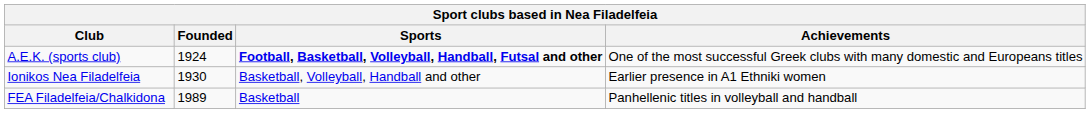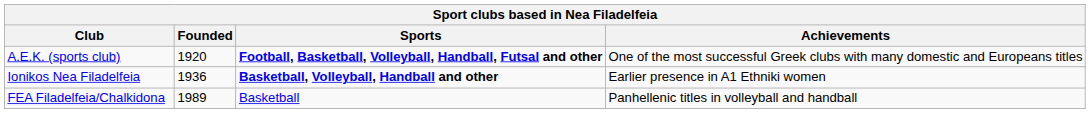(192, 56) 1924 -> (192, 56) 1920
(192, 77) 1930 -> (192, 77) 1936
(360, 77) normal -> (369, 77) bold
